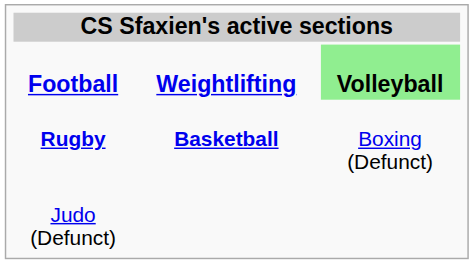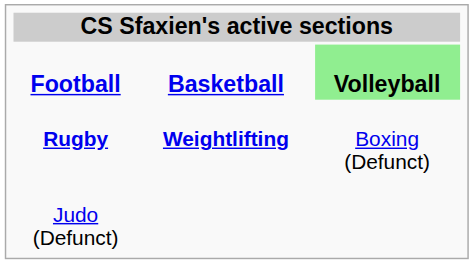(226, 85) Weightlifting -> (226, 85) Basketball
(226, 139) Basketball -> (226, 139) Weightlifting
